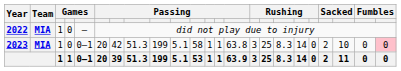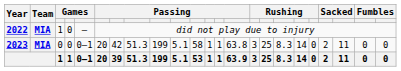(60, 45) 1 -> (60, 45) 0
(344, 45) 10 -> (344, 45) 11
(386, 45) pink background -> (386, 45) no background
